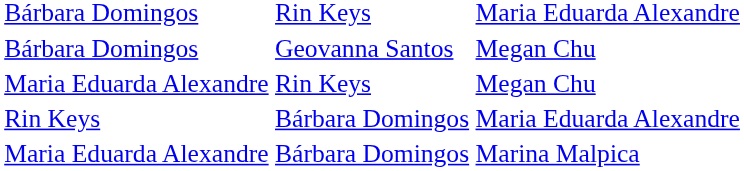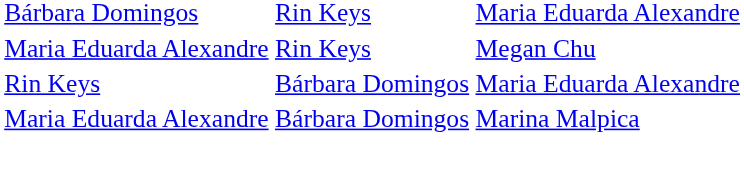- row: (101, 48)
